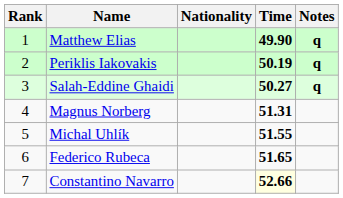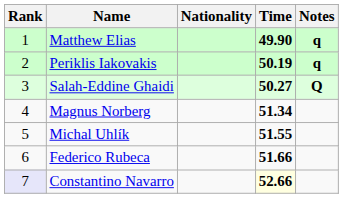(317, 87) q -> (317, 87) Q
(275, 110) 51.31 -> (275, 110) 51.34
(275, 157) 51.65 -> (275, 157) 51.66
(25, 181) no background -> (25, 181) lavender background
